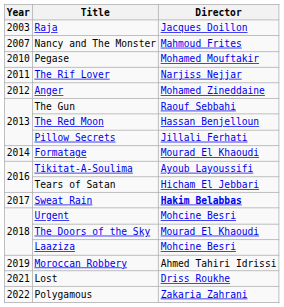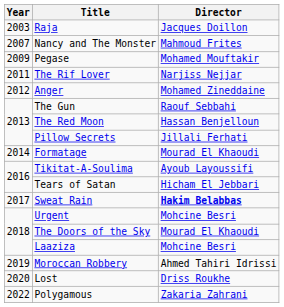(18, 59) 2010 -> (18, 59) 2009
(18, 279) 2021 -> (18, 279) 2020
